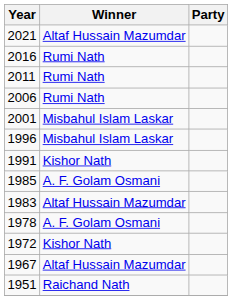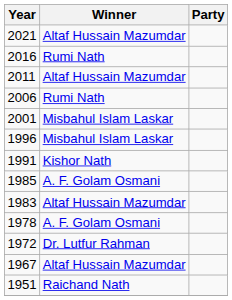(74, 77) Rumi Nath -> (114, 77) Altaf Hussain Mazumdar
(77, 243) Kishor Nath -> (96, 243) Dr. Lutfur Rahman
